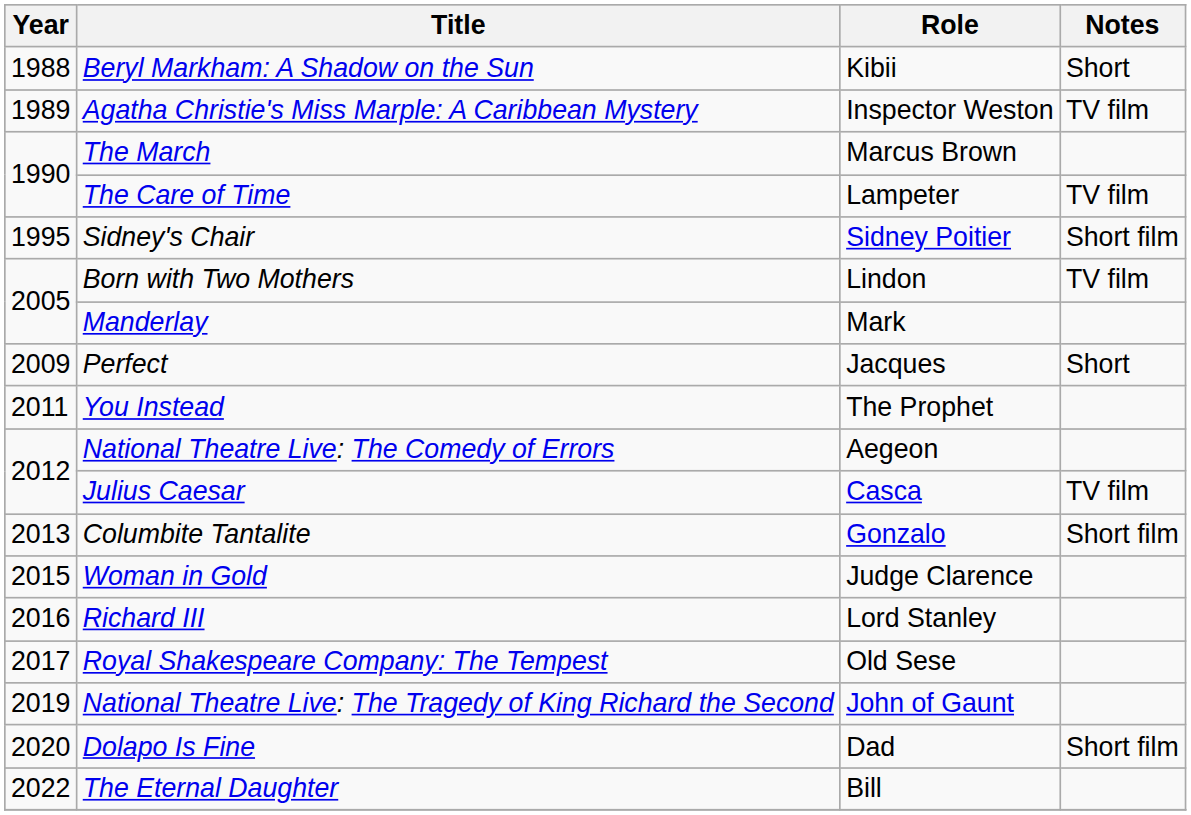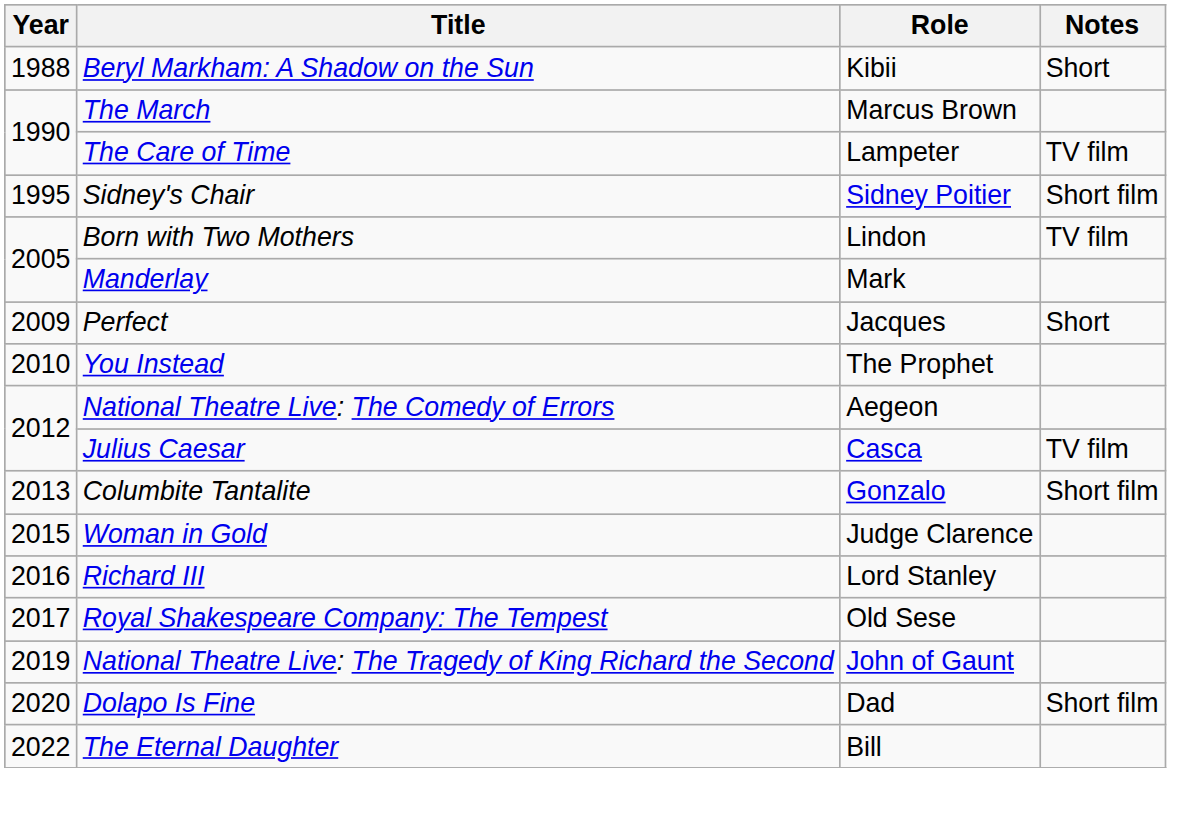- row: (390, 110)
(40, 407) 2011 -> (41, 364) 2010
